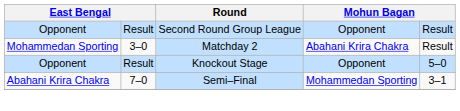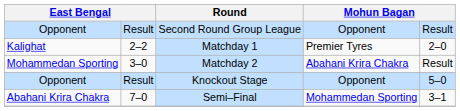+ row: (230, 47)
